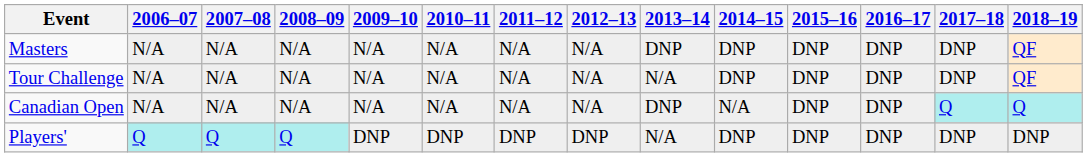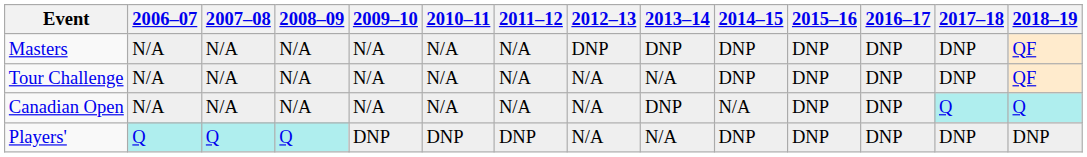(587, 48) N/A -> (590, 48) DNP
(590, 136) DNP -> (587, 136) N/A
